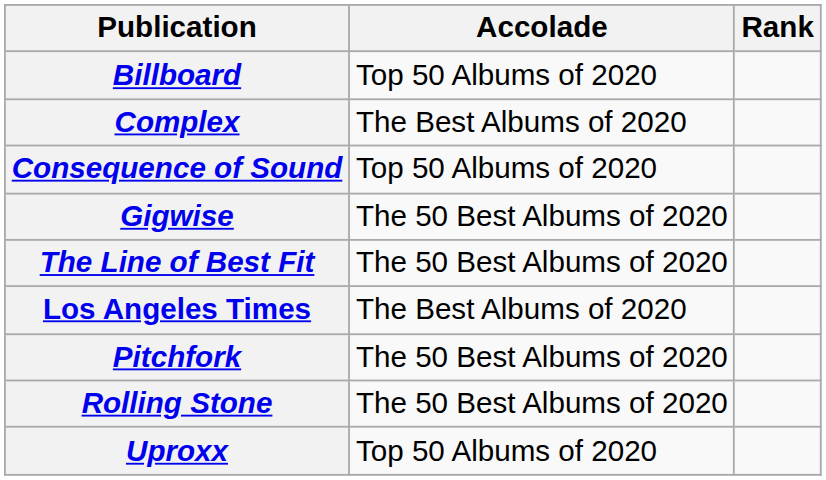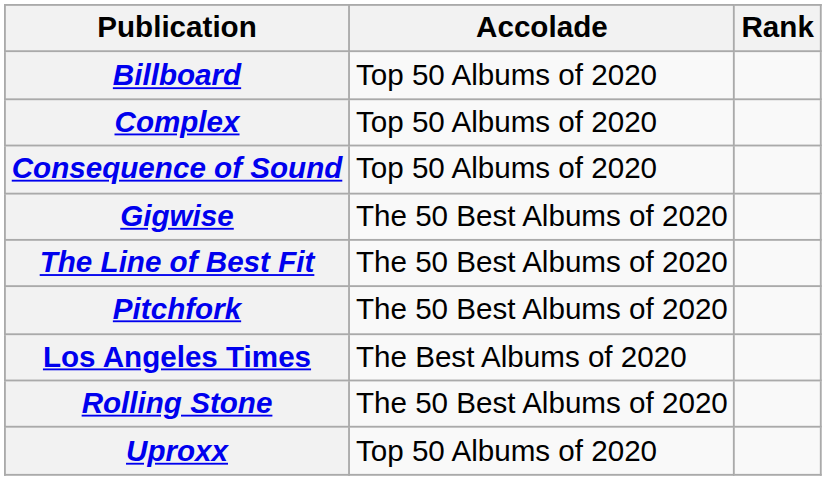(521, 121) The Best Albums of 2020 -> (507, 121) Top 50 Albums of 2020
rows swapped: (177, 309) <-> (177, 356)
